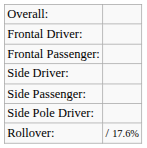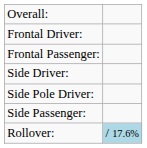rows swapped: (47, 93) <-> (51, 113)
(122, 133) no background -> (122, 133) lightblue background
